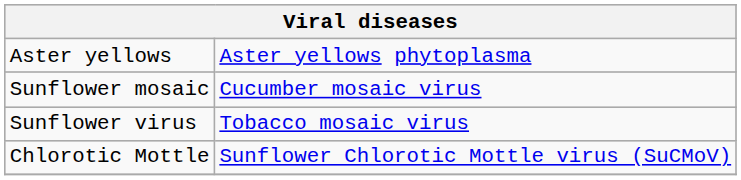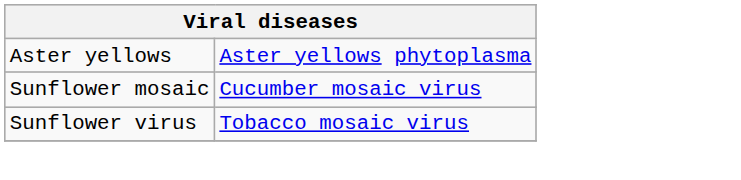- row: (110, 157)
